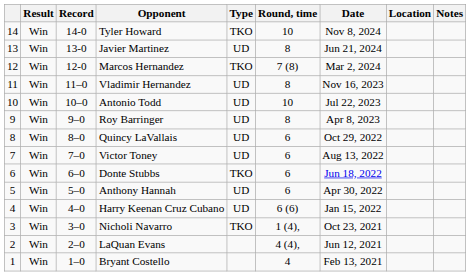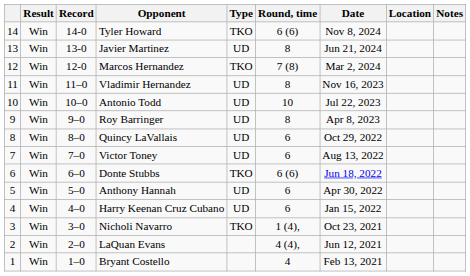(288, 31) 10 -> (288, 31) 6 (6)
(288, 173) 6 -> (288, 173) 6 (6)
(288, 208) 6 (6) -> (288, 208) 6
